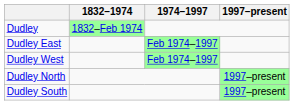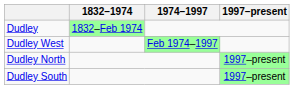- row: (34, 44)
